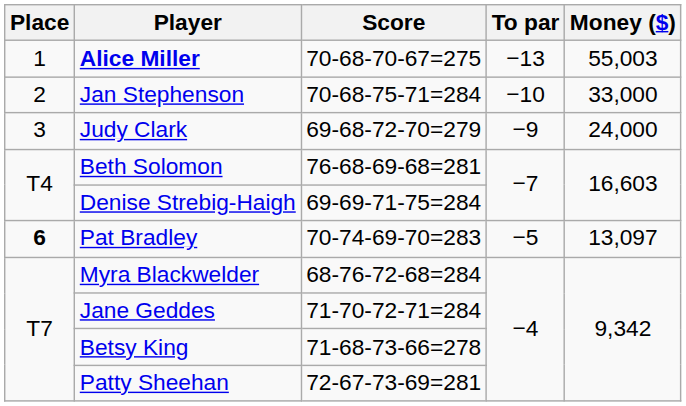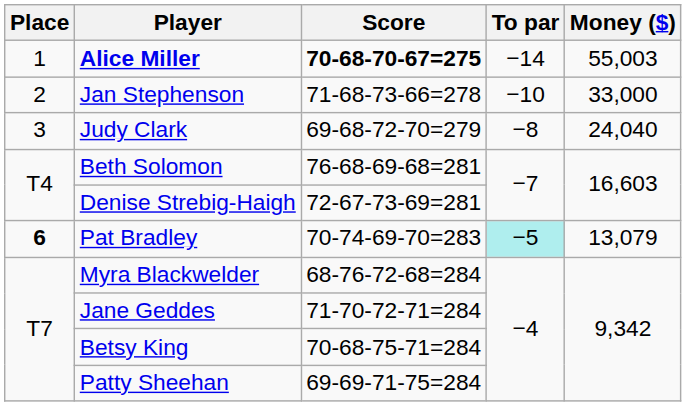(394, 58) normal -> (394, 58) bold
(526, 58) −13 -> (526, 58) −14
(394, 94) 70-68-75-71=284 -> (394, 94) 71-68-73-66=278
(526, 130) −9 -> (526, 130) −8
(623, 130) 24,000 -> (623, 130) 24,040
(394, 202) 69-69-71-75=284 -> (394, 202) 72-67-73-69=281
(526, 238) no background -> (526, 238) paleturquoise background
(623, 238) 13,097 -> (623, 238) 13,079
(394, 346) 71-68-73-66=278 -> (394, 346) 70-68-75-71=284
(394, 382) 72-67-73-69=281 -> (394, 382) 69-69-71-75=284
